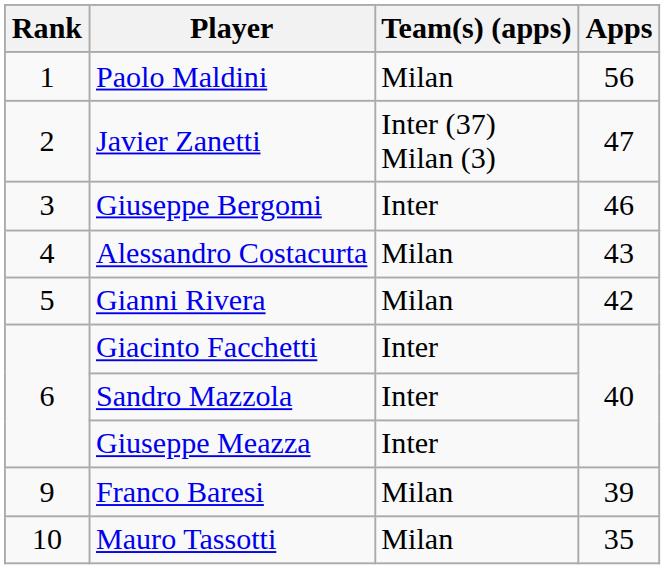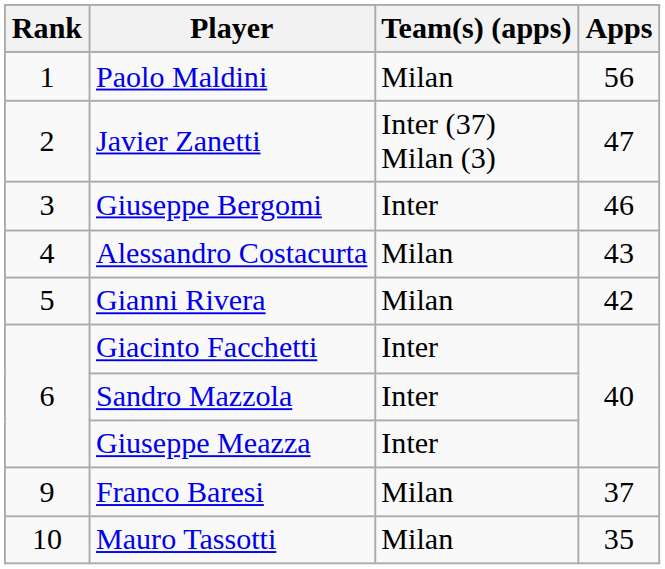(619, 491) 39 -> (619, 491) 37
